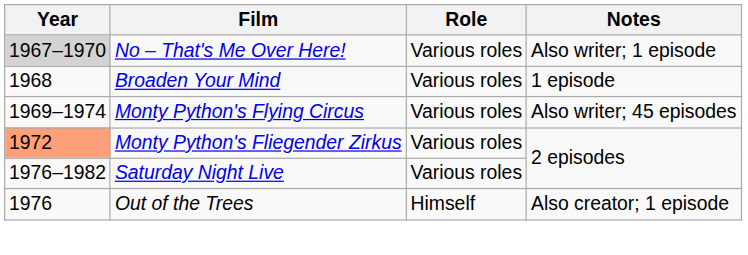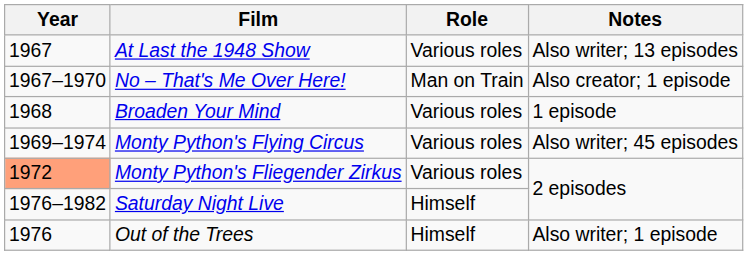+ row: (212, 50)
(58, 50) lightgrey background -> (58, 81) no background
(466, 50) Various roles -> (467, 81) Man on Train
(624, 50) Also writer; 1 episode -> (631, 81) Also creator; 1 episode
(466, 173) Various roles -> (443, 204) Himself
(630, 204) Also creator; 1 episode -> (625, 234) Also writer; 1 episode
